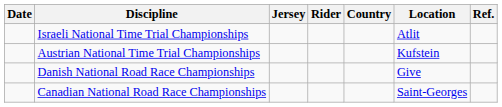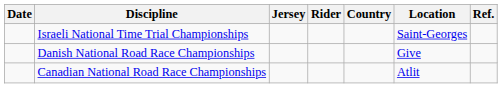(408, 33) Atlit -> (432, 33) Saint-Georges
- row: (149, 53)
(432, 92) Saint-Georges -> (408, 72) Atlit
